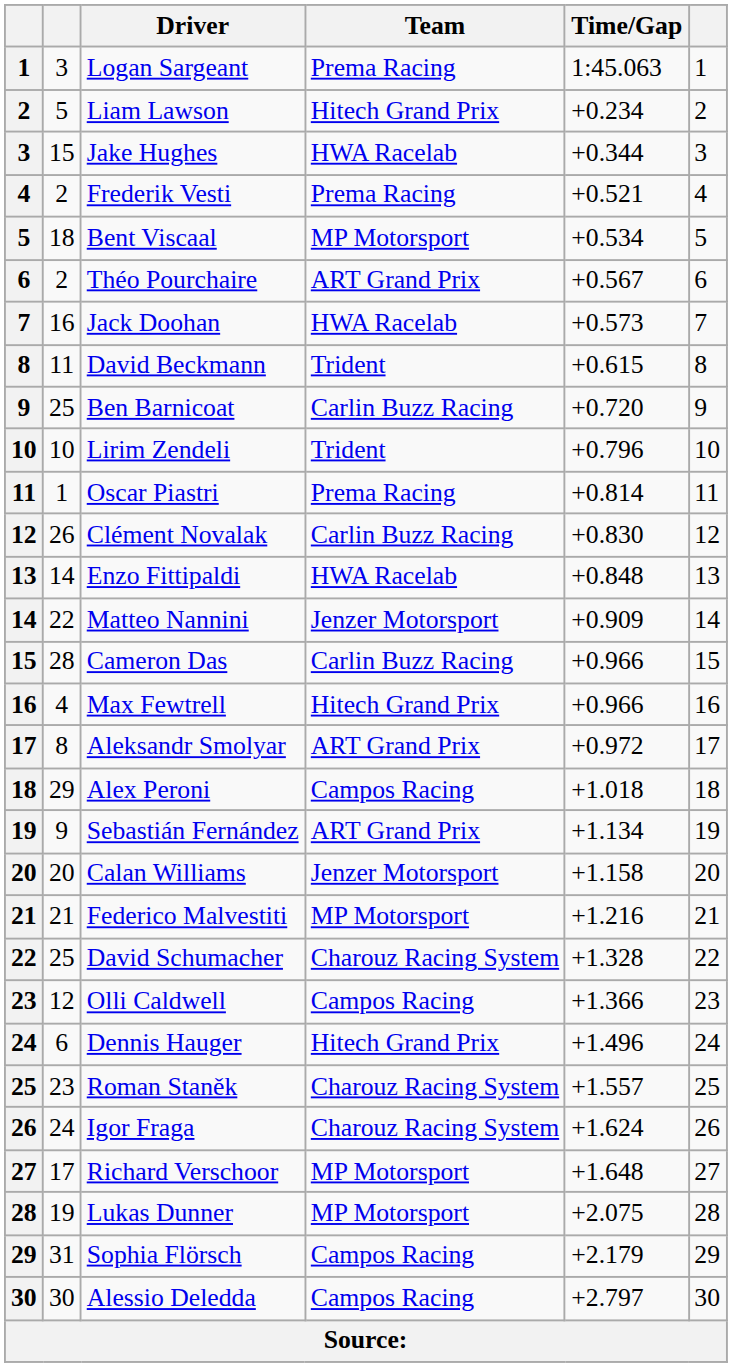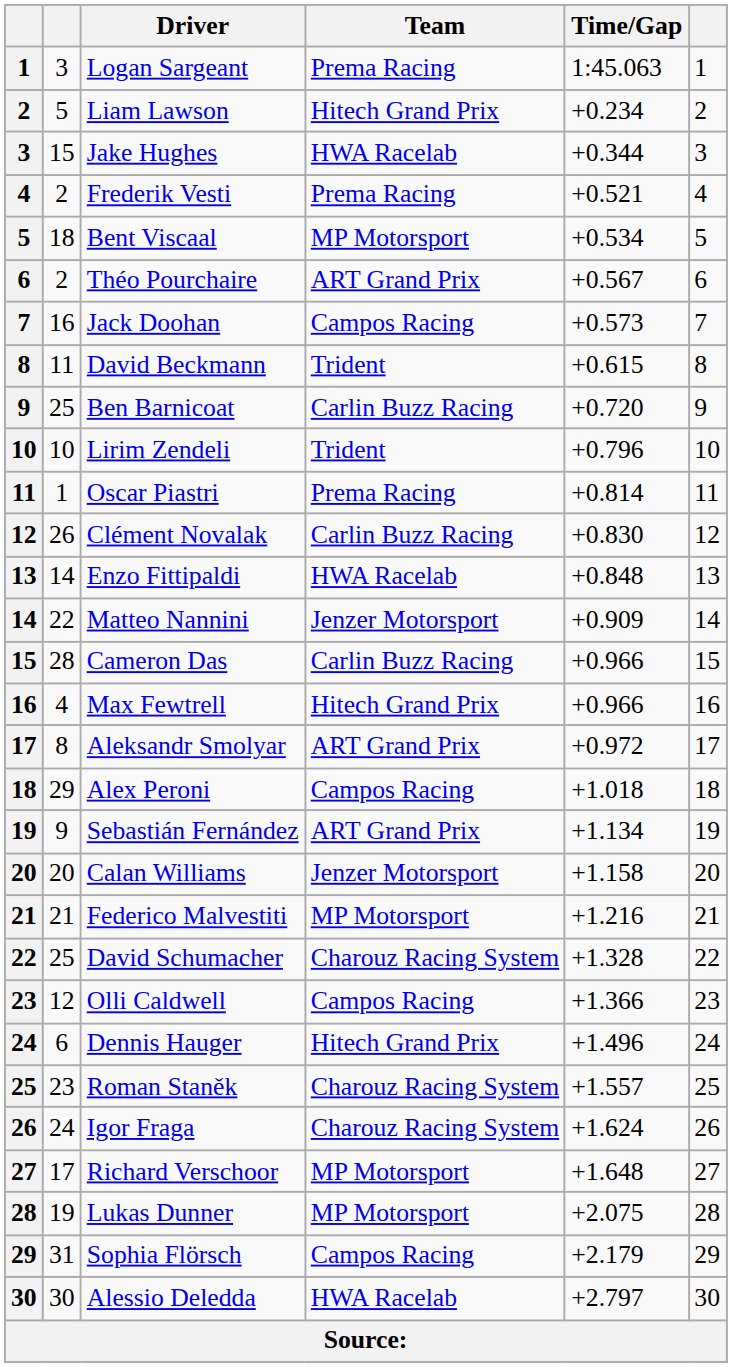(384, 322) HWA Racelab -> (393, 322) Campos Racing
(393, 1297) Campos Racing -> (384, 1297) HWA Racelab
